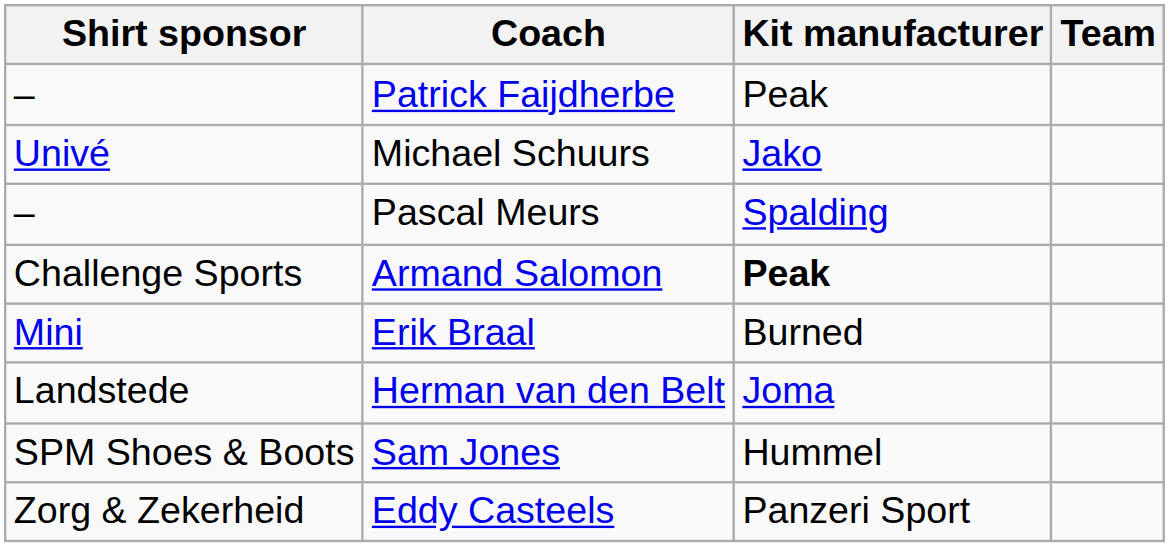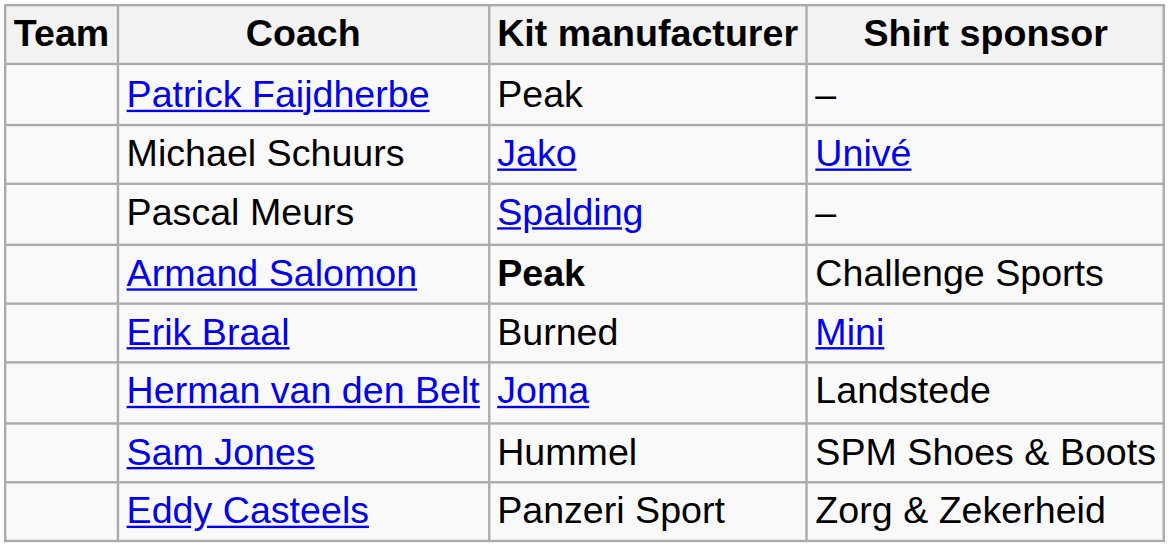columns swapped: (1108, 34) <-> (184, 34)
